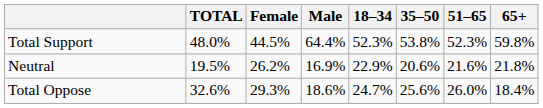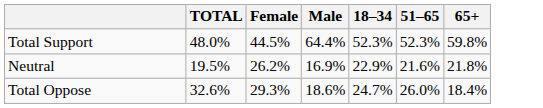- column: (420, 16)
